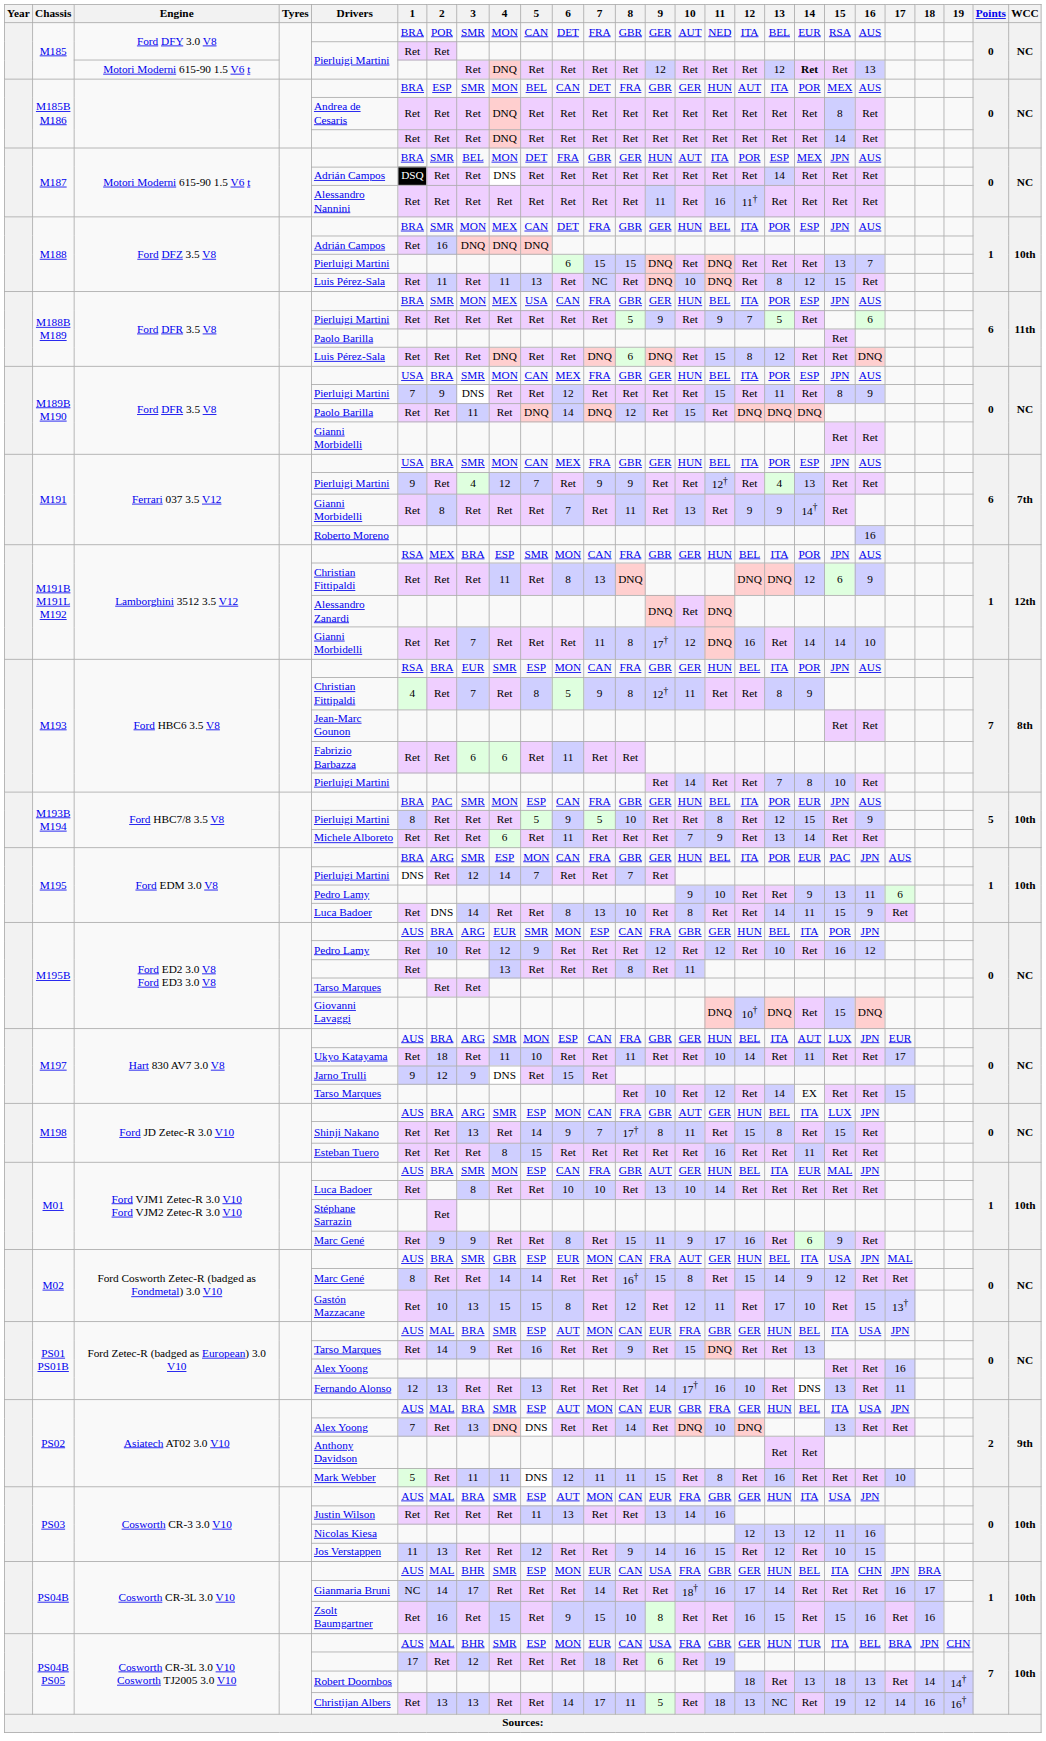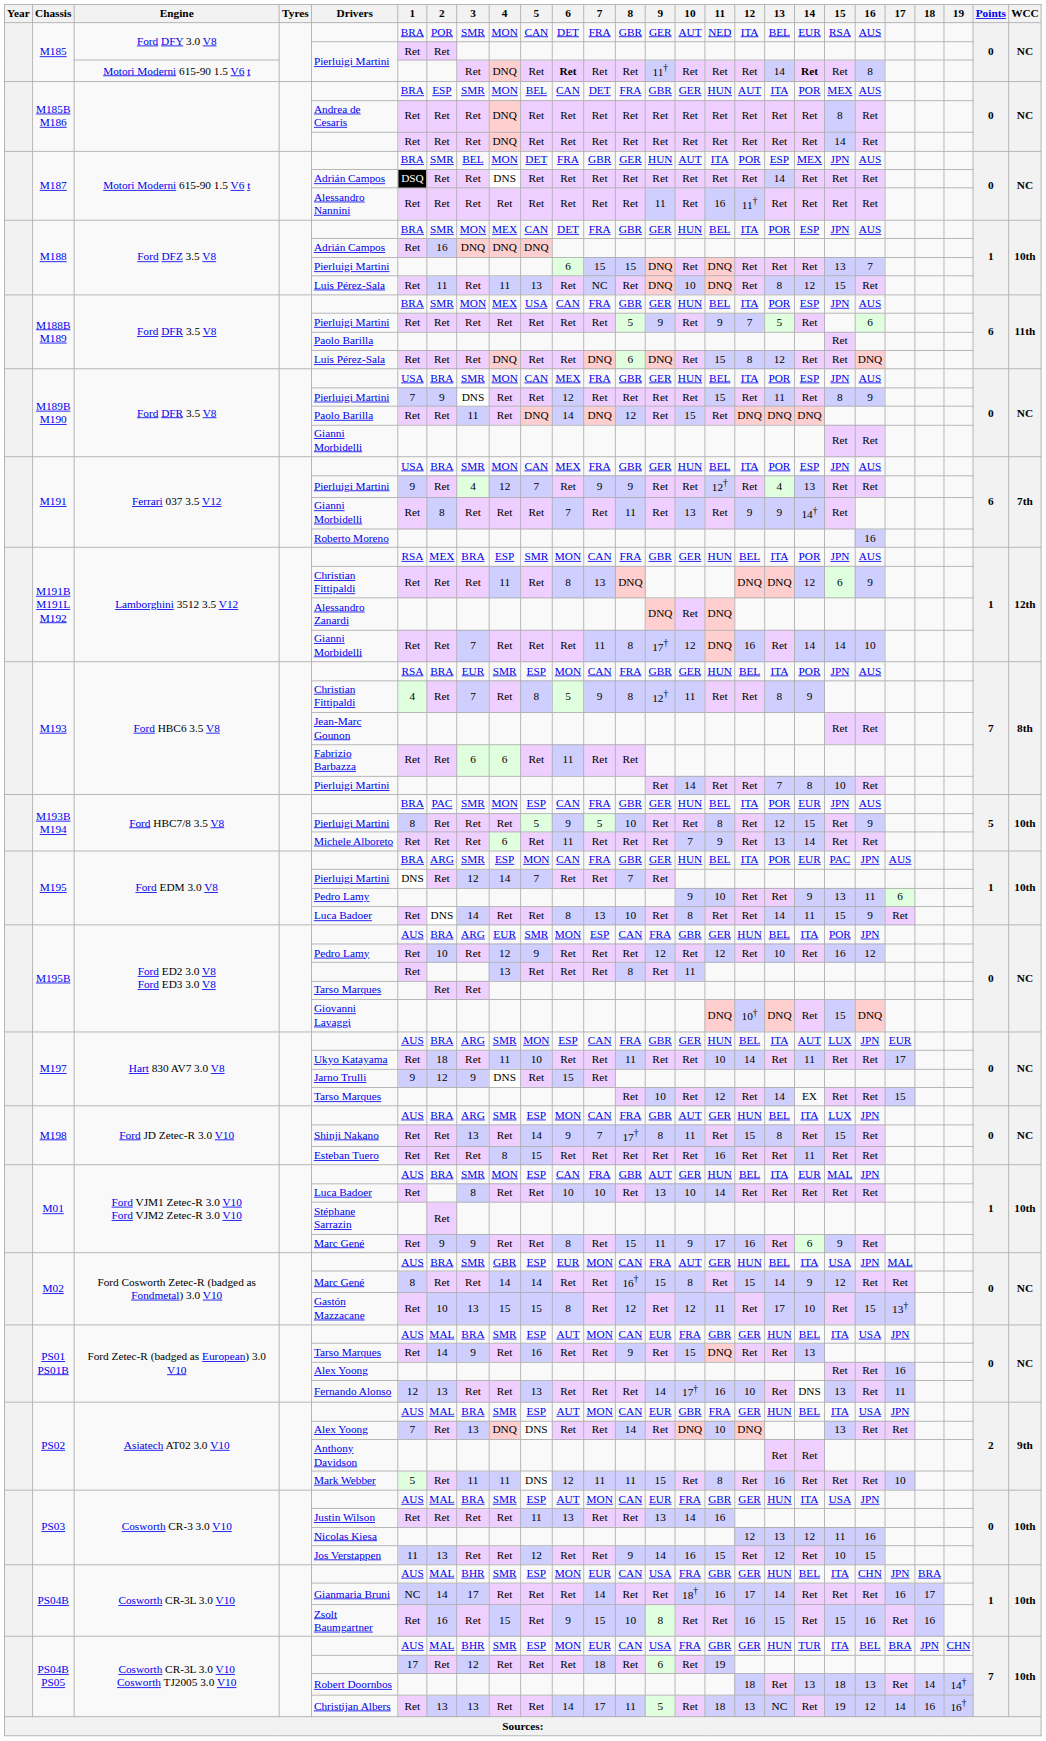(568, 69) normal -> (568, 70) bold
(660, 69) 12 -> (660, 70) 11†
(779, 69) 12 -> (779, 70) 14
(870, 69) 13 -> (870, 70) 8
